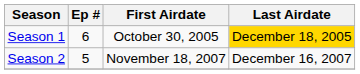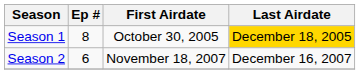(86, 36) 6 -> (86, 36) 8
(86, 58) 5 -> (86, 58) 6
